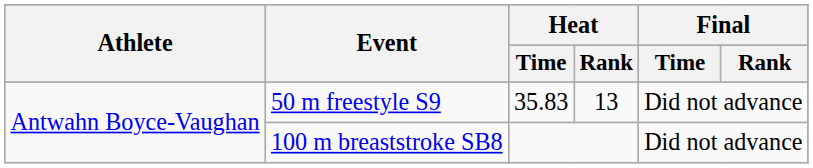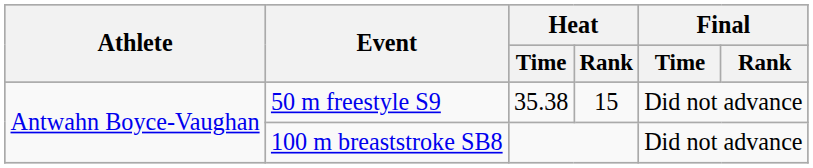(541, 102) 35.83 -> (541, 102) 35.38
(606, 102) 13 -> (606, 102) 15
